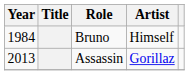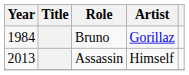(152, 37) Himself -> (152, 37) Gorillaz
(152, 59) Gorillaz -> (152, 59) Himself
